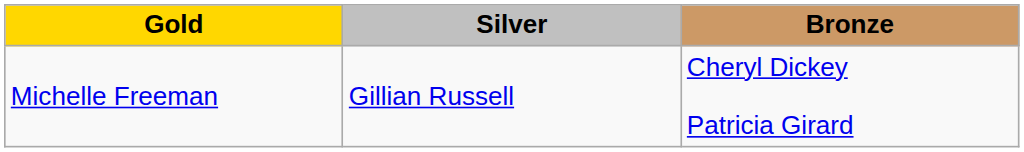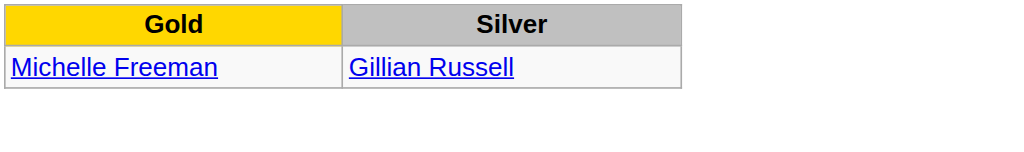- column: (850, 25)
